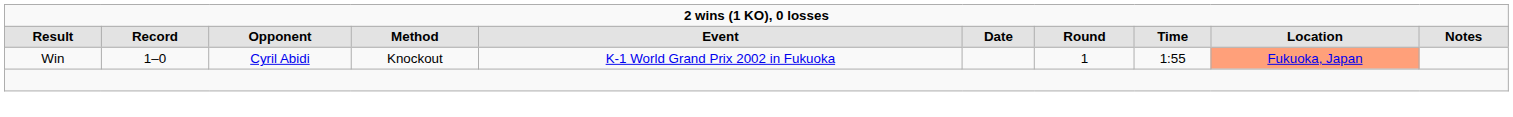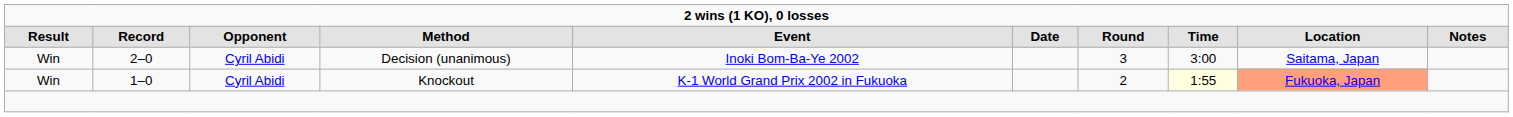+ row: (446, 58)
(1085, 58) 1 -> (1123, 80) 2
(1173, 58) no background -> (1203, 80) lightyellow background
